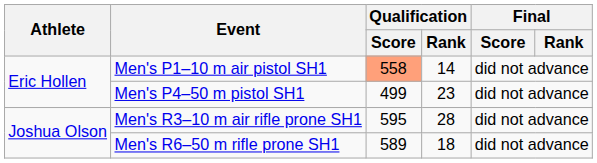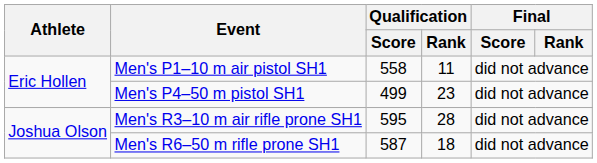(393, 68) lightsalmon background -> (393, 68) no background
(446, 68) 14 -> (446, 68) 11
(393, 145) 589 -> (393, 145) 587
